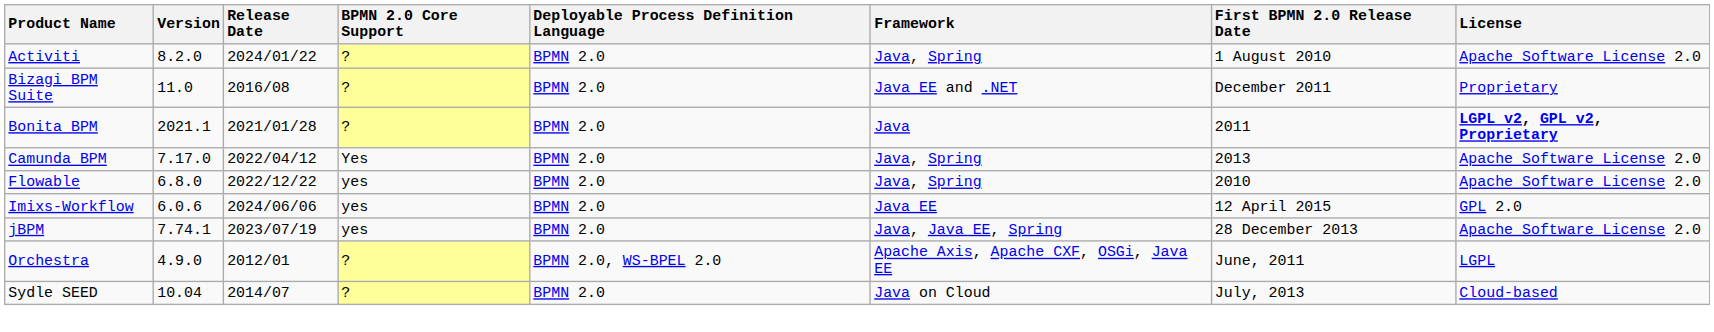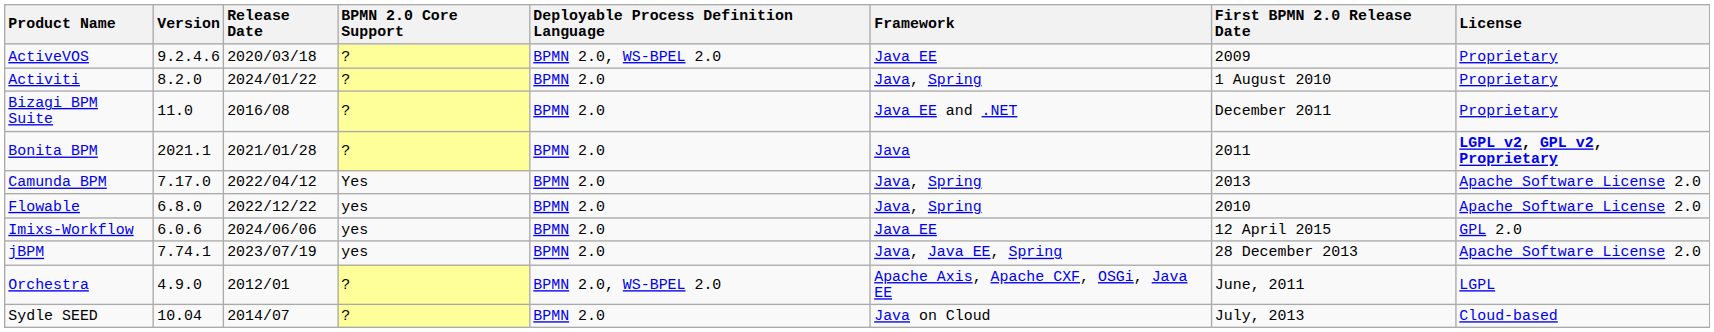+ row: (49, 56)
(1580, 56) Apache Software License 2.0 -> (1509, 80) Proprietary
